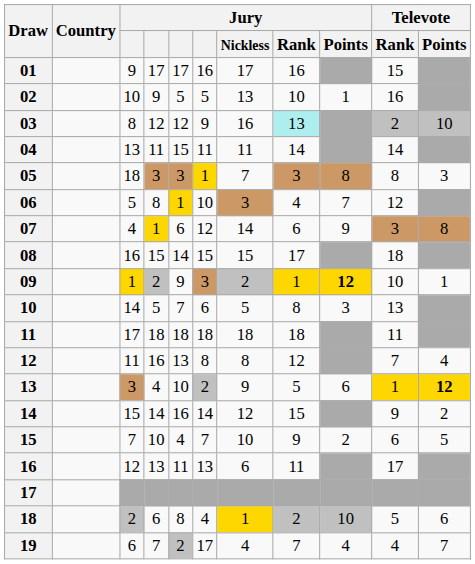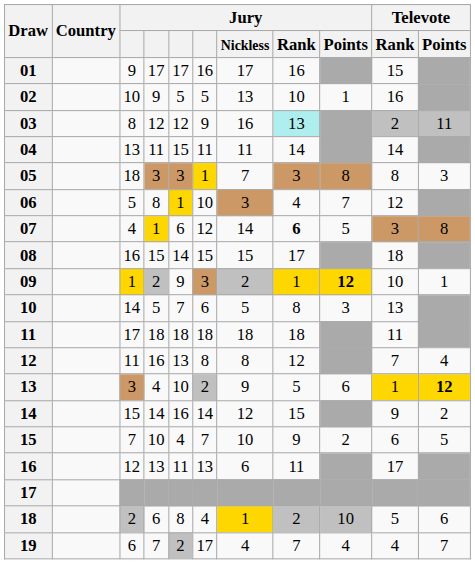(444, 123) 10 -> (444, 123) 11
(296, 228) normal -> (296, 228) bold
(346, 228) 9 -> (346, 228) 5
